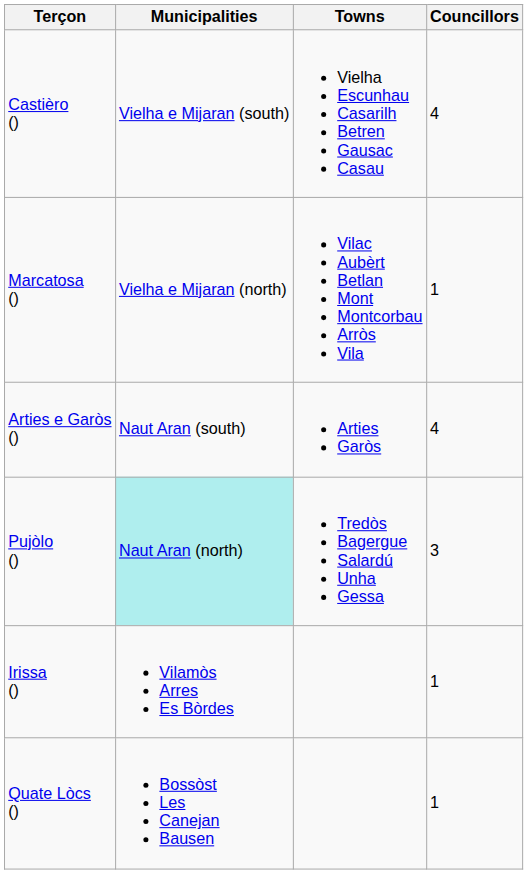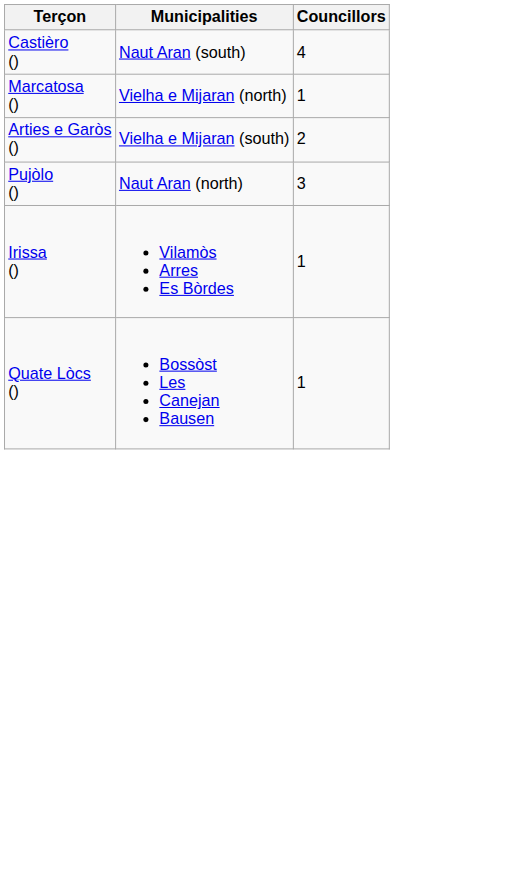- column: (360, 17)
(204, 113) Vielha e Mijaran (south) -> (182, 52) Naut Aran (south)
(182, 429) Naut Aran (south) -> (204, 139) Vielha e Mijaran (south)
(434, 429) 4 -> (301, 139) 2
(181, 551) paleturquoise background -> (181, 183) no background
